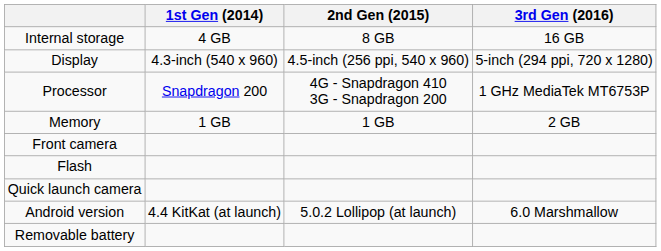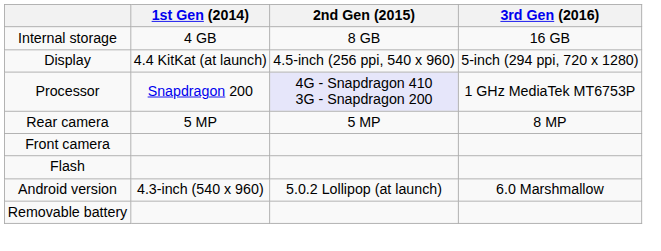(215, 60) 4.3-inch (540 x 960) -> (200, 60) 4.4 KitKat (at launch)
(378, 91) no background -> (364, 91) lavender background
- row: (75, 122)
+ row: (67, 122)
- row: (75, 189)
(215, 212) 4.4 KitKat (at launch) -> (200, 189) 4.3-inch (540 x 960)
